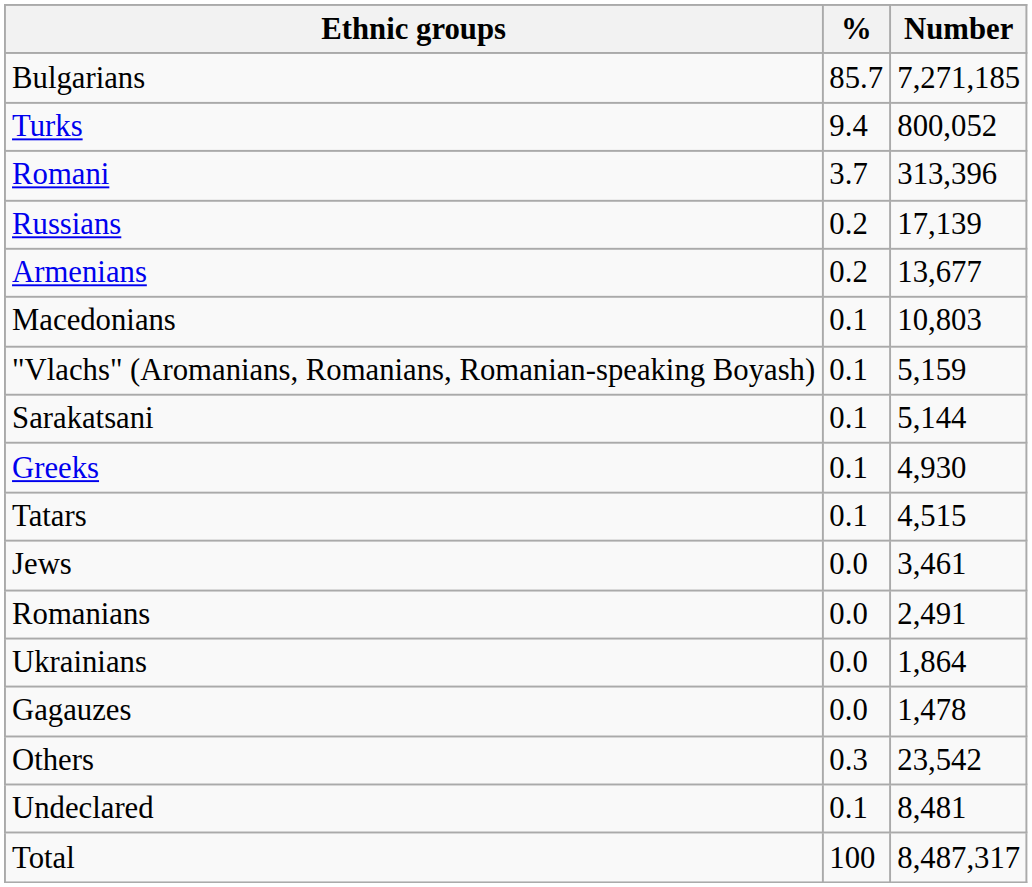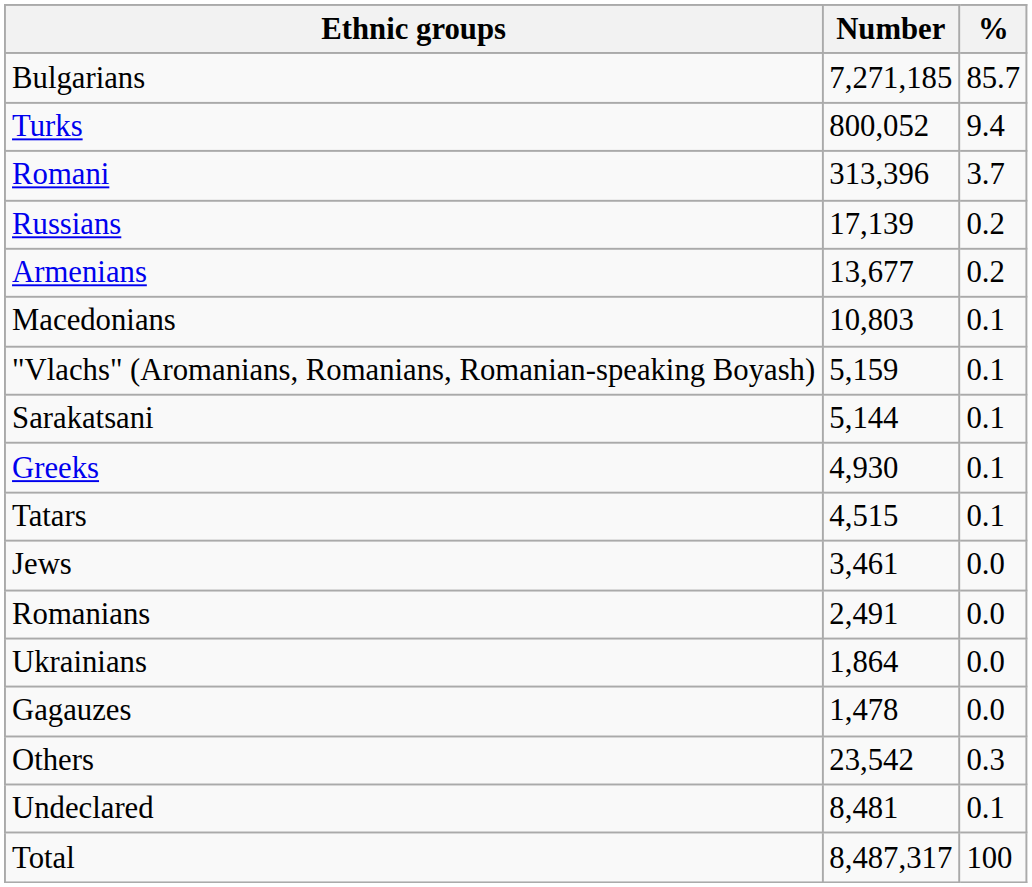columns swapped: (959, 28) <-> (856, 28)
